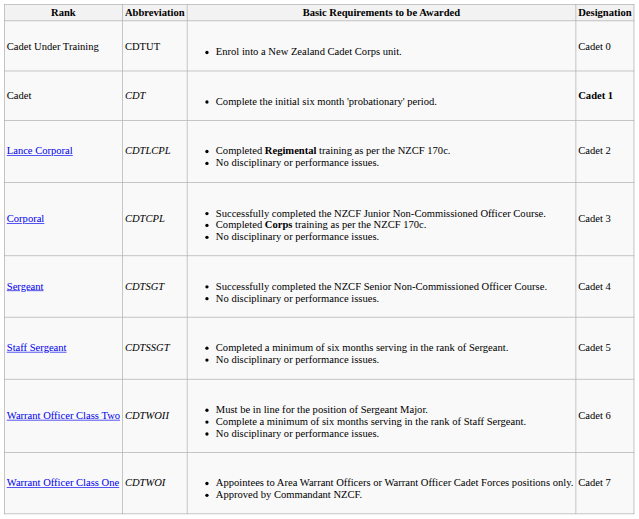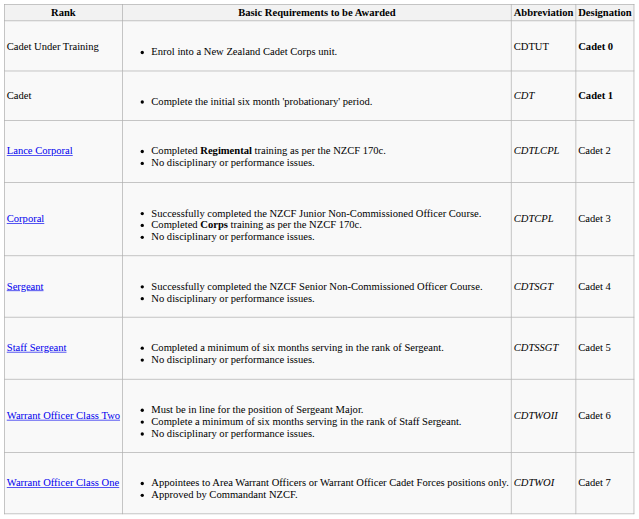columns swapped: (155, 12) <-> (381, 12)
(595, 46) normal -> (596, 46) bold
